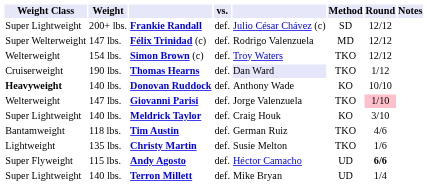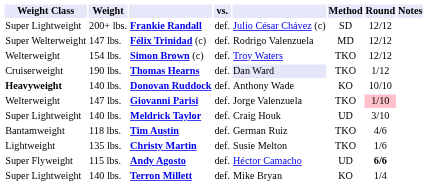(346, 116) KO -> (346, 116) UD
(346, 176) UD -> (346, 176) KO
